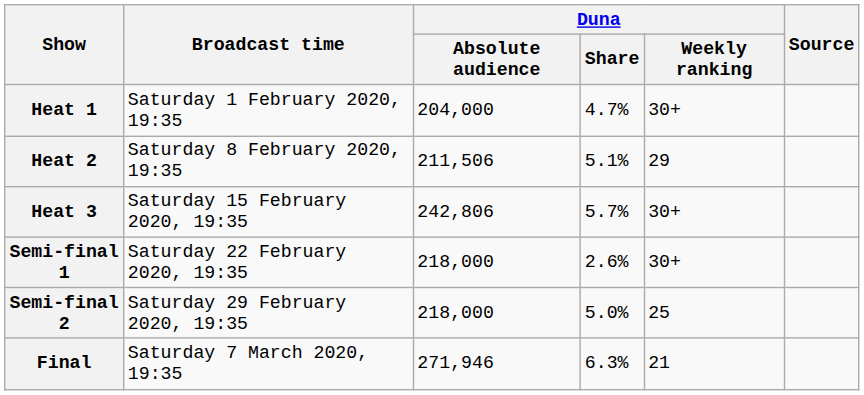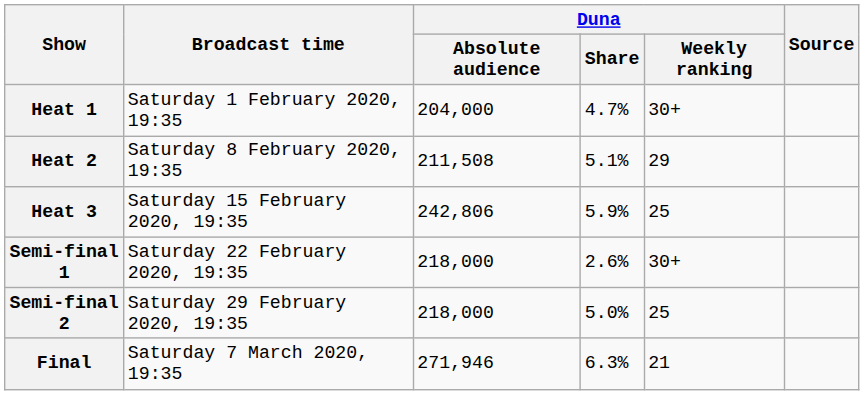(456, 161) 211,506 -> (456, 161) 211,508
(607, 212) 5.7% -> (607, 212) 5.9%
(665, 212) 30+ -> (659, 212) 25
